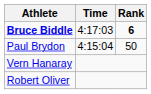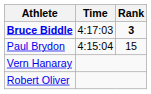(131, 30) 6 -> (131, 30) 3
(131, 47) 50 -> (131, 47) 15
